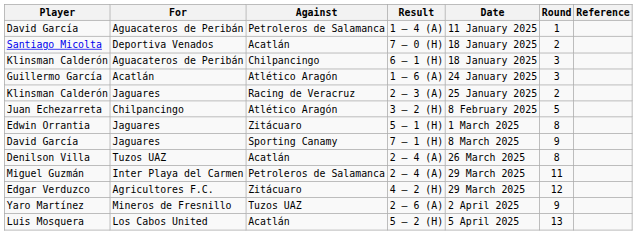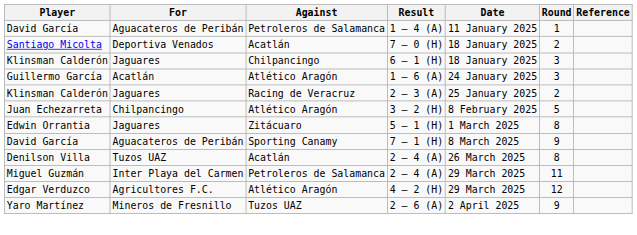(178, 61) Aguacateros de Peribán -> (136, 61) Jaguares
(136, 141) Jaguares -> (178, 141) Aguacateros de Peribán
(275, 190) Zitácuaro -> (293, 190) Atlético Aragón
- row: (45, 222)
